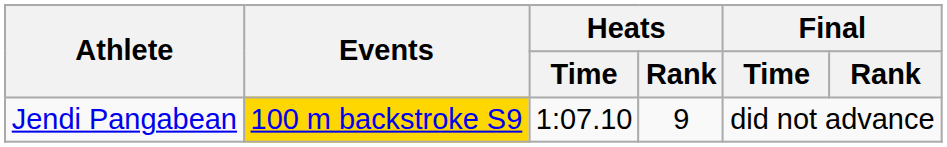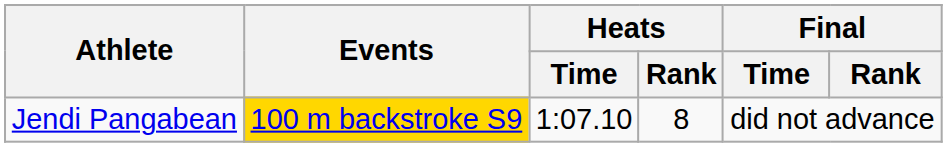(681, 120) 9 -> (681, 120) 8
